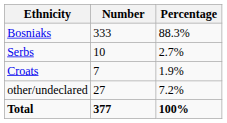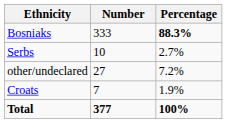(174, 33) normal -> (175, 33) bold
rows swapped: (23, 71) <-> (47, 90)
